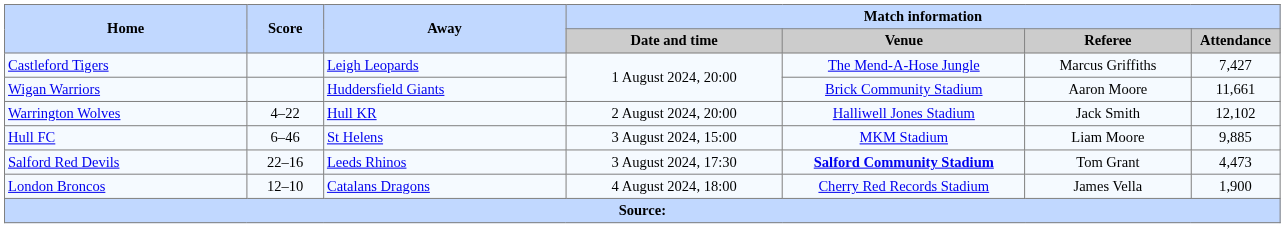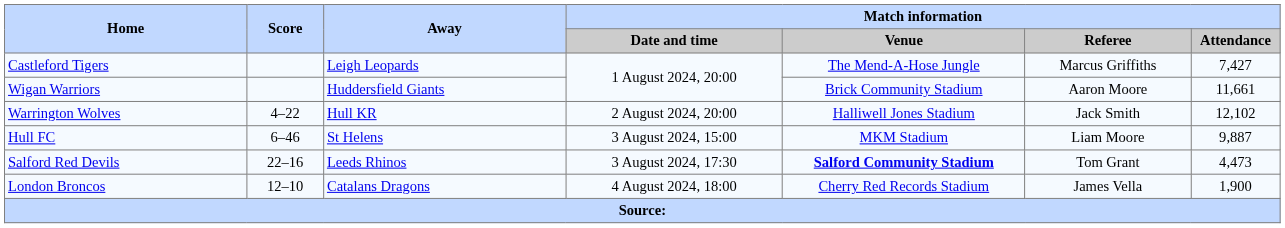(1235, 137) 9,885 -> (1235, 137) 9,887
